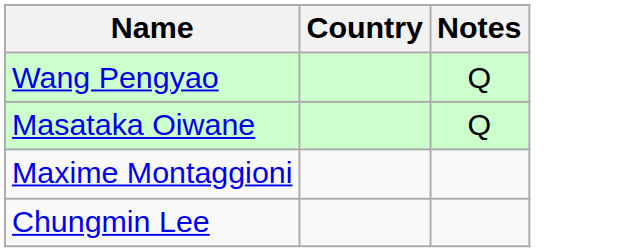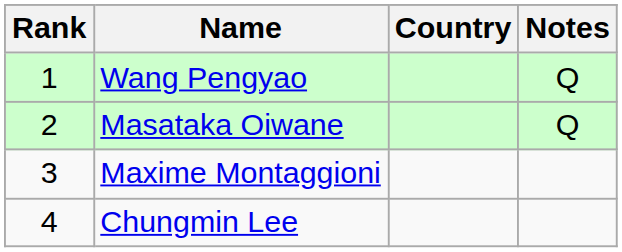+ column: (49, 28)
